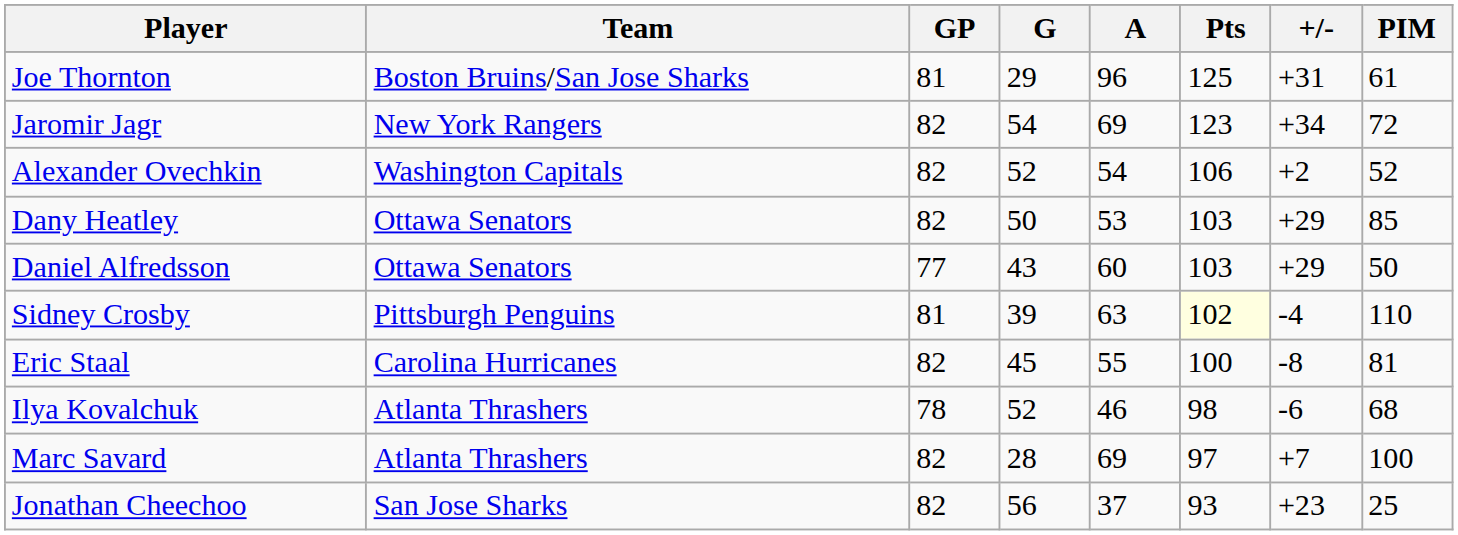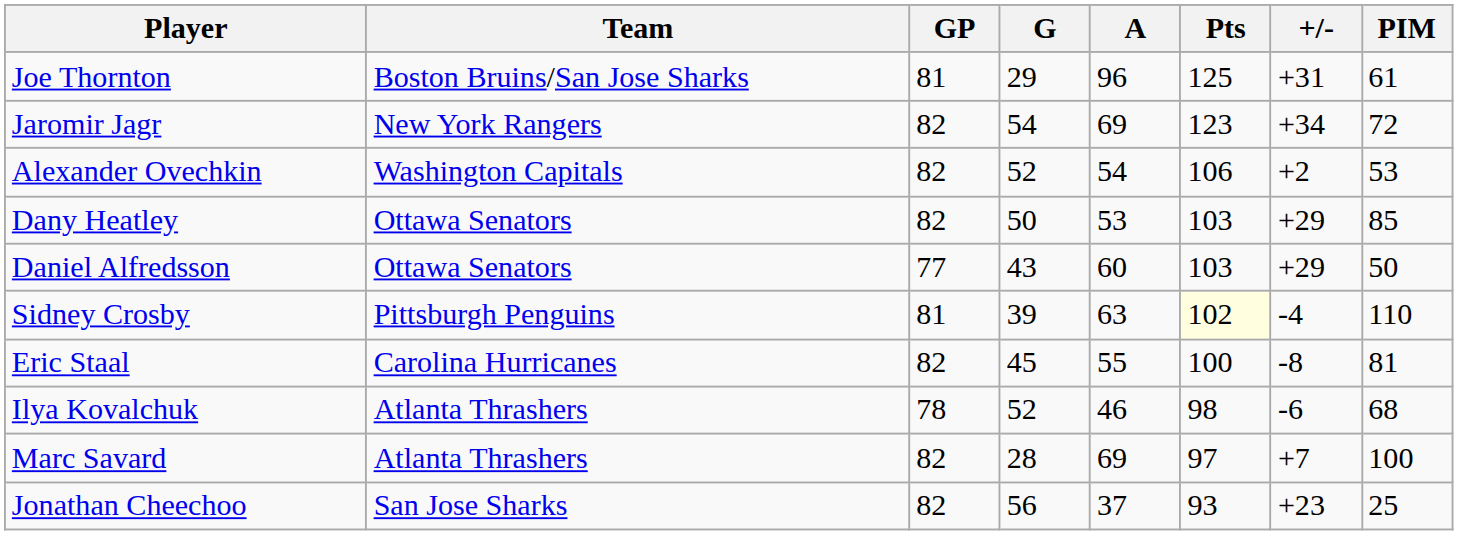(1383, 171) 52 -> (1383, 171) 53
